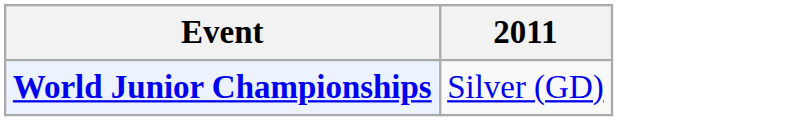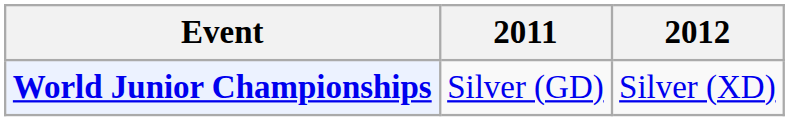+ column: (697, 32)
